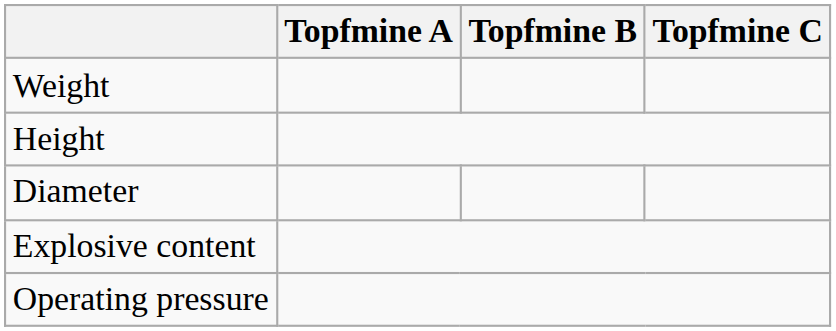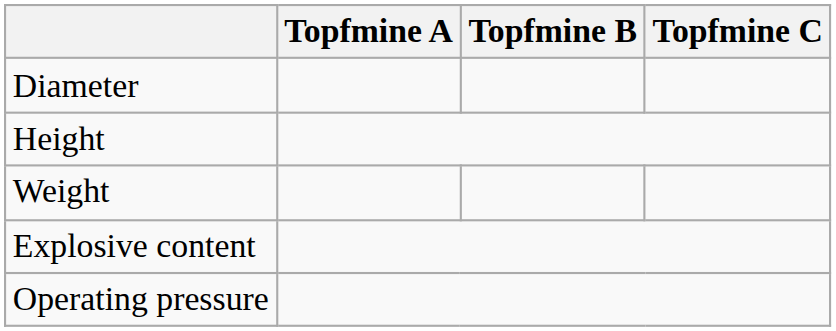rows swapped: (76, 191) <-> (61, 84)
